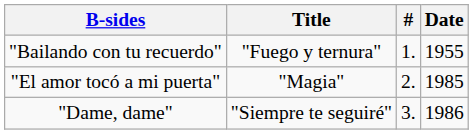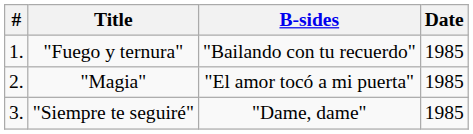columns swapped: (408, 19) <-> (115, 19)
(444, 50) 1955 -> (444, 50) 1985
(444, 112) 1986 -> (444, 112) 1985
